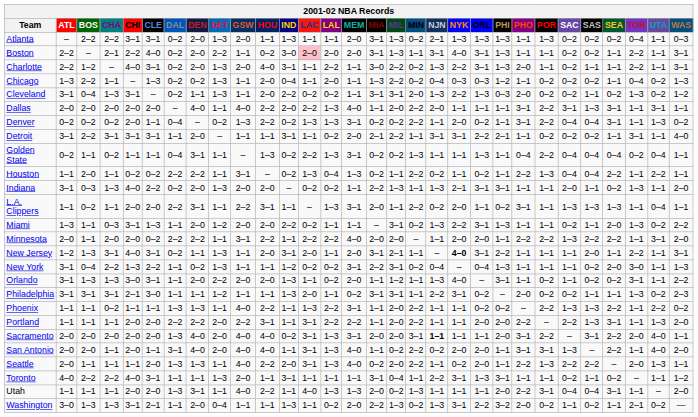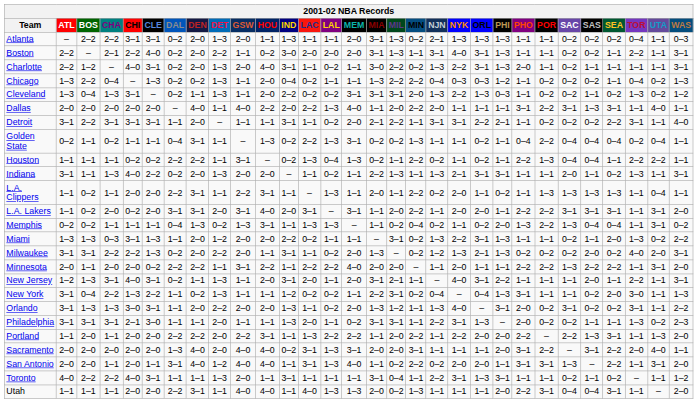(547, 39) 1–3 -> (547, 39) 1–1
(310, 53) pink background -> (310, 53) no background
(331, 67) 2–2 -> (331, 67) 0–2
(636, 67) 2–2 -> (636, 67) 1–1
(111, 81) 1–1 -> (111, 81) 0–4
(310, 81) 1–1 -> (310, 81) 0–2
(331, 81) 2–0 -> (331, 81) 1–1
(416, 81) 0–2 -> (416, 81) 2–2
(67, 95) 3–1 -> (67, 95) 1–3
(354, 95) 1–1 -> (354, 95) 3–1
(523, 95) 2–0 -> (523, 95) 1–1
(658, 109) 3–1 -> (658, 109) 4–0
- row: (21, 123)
(614, 137) 1–1 -> (614, 123) 2–2
(482, 155) 1–3 -> (482, 141) 0–2
(88, 174) 2–0 -> (88, 160) 1–1
(614, 174) 2–2 -> (614, 160) 1–1
(636, 174) 1–1 -> (636, 160) 2–2
(88, 188) 0–3 -> (88, 174) 1–1
(310, 188) 0–2 -> (310, 174) 1–1
(681, 188) 2–0 -> (681, 174) 3–1
(354, 207) 3–1 -> (354, 193) 1–1
(523, 207) 3–1 -> (523, 193) 1–1
(547, 207) 1–1 -> (547, 193) 1–3
+ row: (29, 212)
+ row: (24, 225)
(88, 225) 1–1 -> (88, 239) 1–3
+ row: (27, 253)
(482, 239) 2–0 -> (482, 267) 1–1
(459, 253) bold -> (459, 281) normal
(354, 267) 3–1 -> (354, 295) 1–1
(523, 267) 1–1 -> (523, 295) 3–1
(377, 281) 1–1 -> (377, 309) 1–3
(523, 281) 1–1 -> (523, 309) 2–0
(569, 281) 1–1 -> (569, 309) 3–1
(220, 295) 1–2 -> (220, 323) 2–0
(482, 295) 0–2 -> (482, 323) 1–3
- row: (22, 309)
(88, 323) 1–1 -> (88, 336) 2–0
(310, 323) 3–1 -> (310, 336) 1–3
(459, 323) 1–1 -> (459, 336) 2–2
(437, 336) bold -> (437, 350) normal
(220, 350) 2–0 -> (220, 364) 1–2
(658, 350) 4–0 -> (658, 364) 3–1
- row: (20, 364)
(175, 392) 1–3 -> (175, 392) 2–2
(267, 392) 2–2 -> (267, 392) 4–0
- row: (29, 406)
